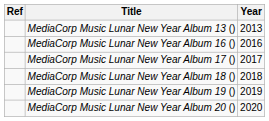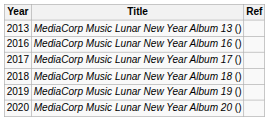columns swapped: (251, 12) <-> (15, 12)
